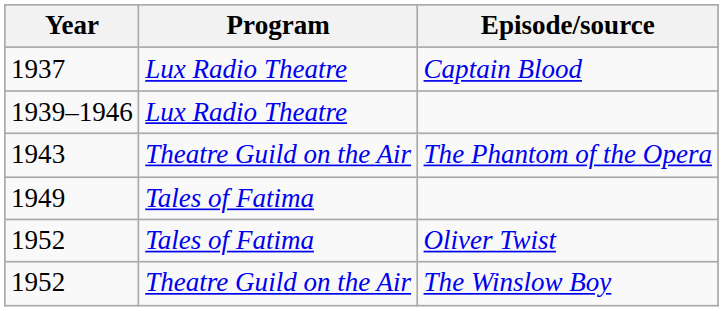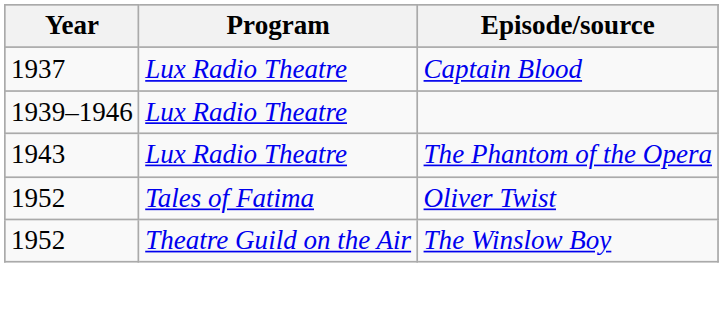(278, 154) Theatre Guild on the Air -> (246, 154) Lux Radio Theatre
- row: (38, 197)
